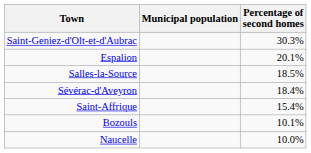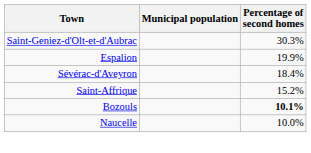(290, 57) 20.1% -> (290, 57) 19.9%
- row: (103, 73)
(290, 106) 15.4% -> (290, 90) 15.2%
(290, 123) normal -> (289, 106) bold
